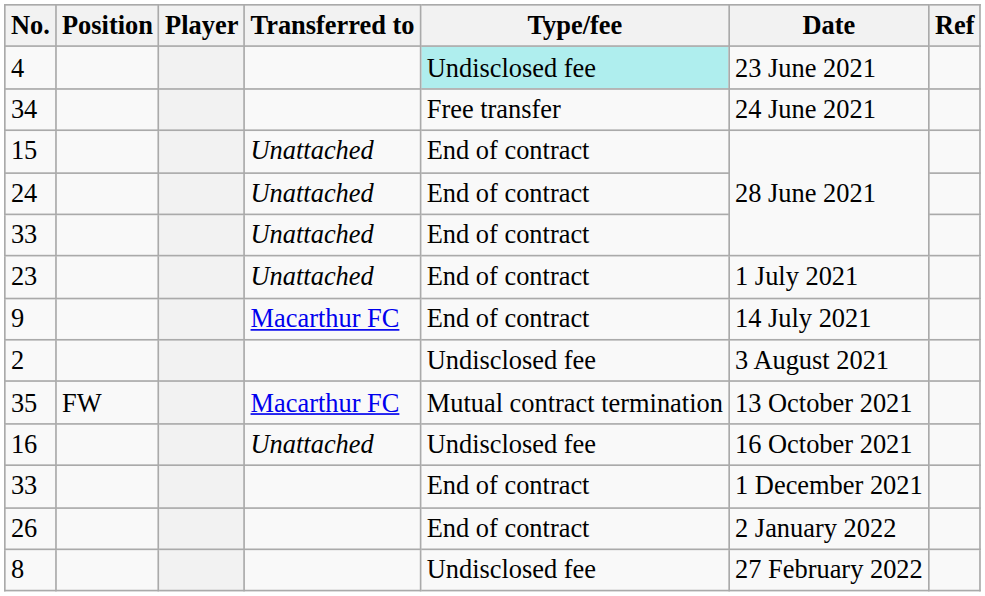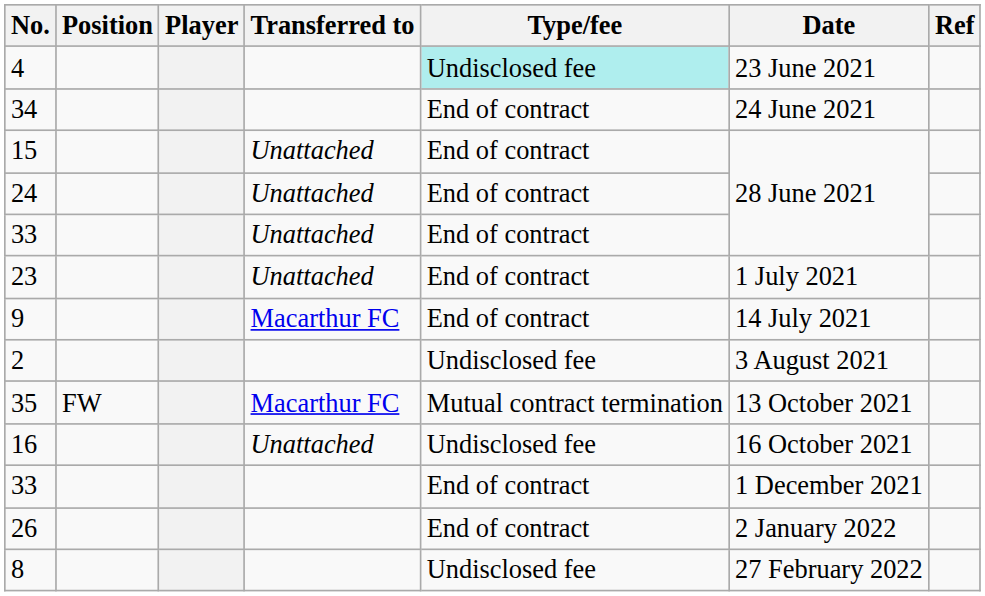(494, 109) Free transfer -> (508, 109) End of contract
